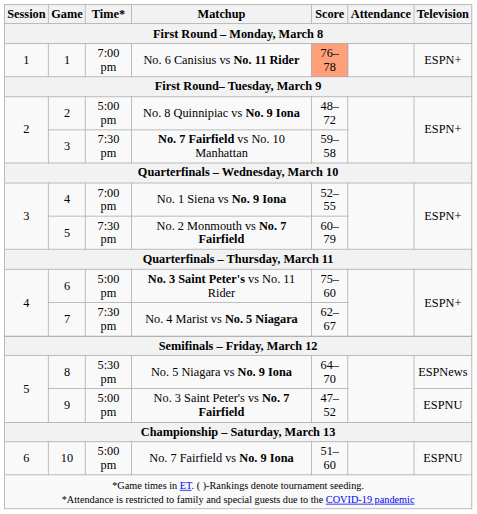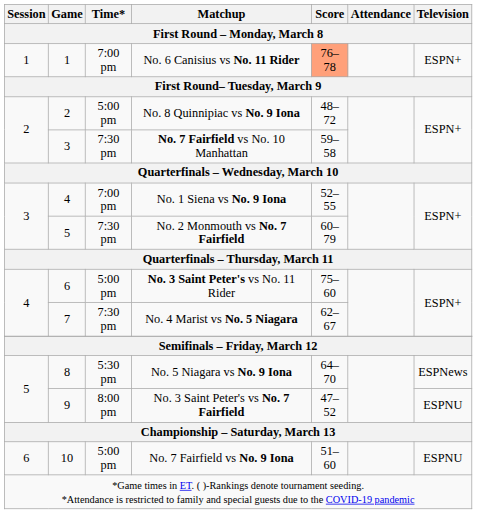(108, 405) 5:00 pm -> (108, 405) 8:00 pm
